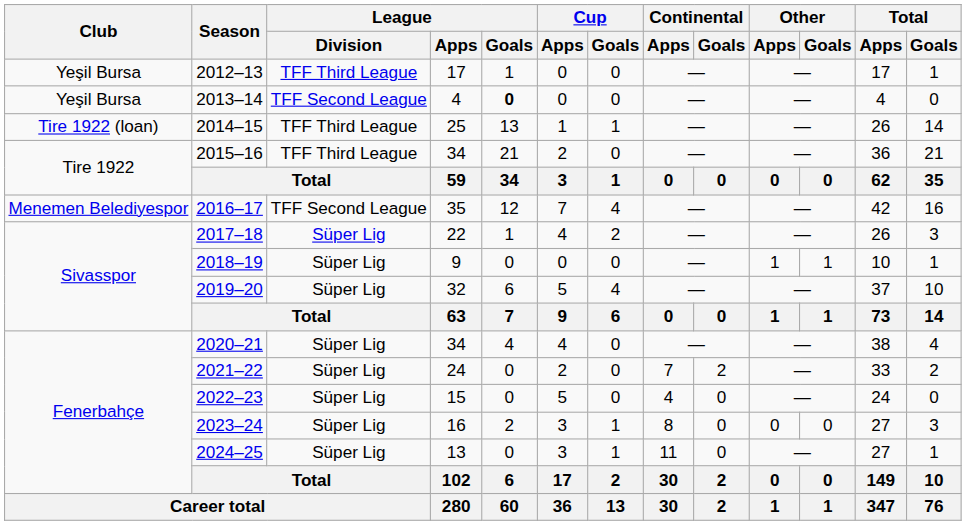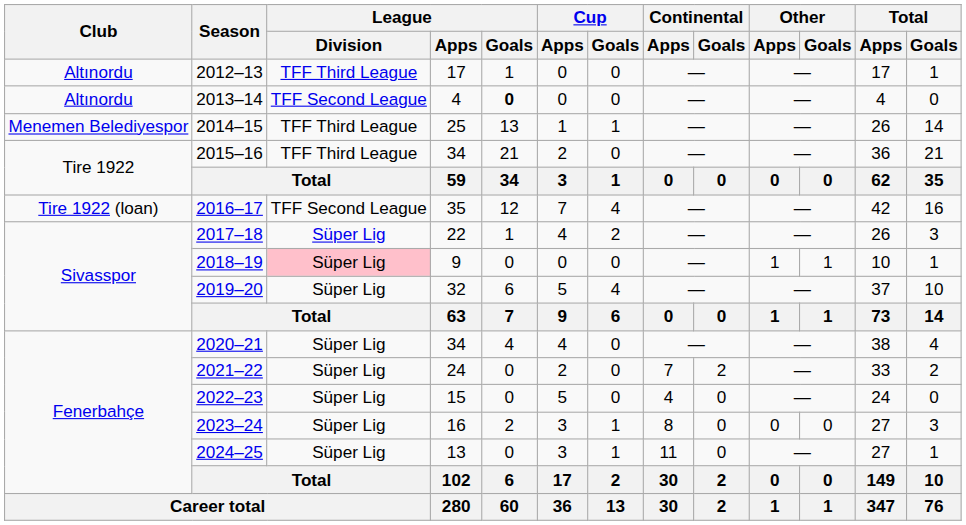(98, 72) Yeşil Bursa -> (98, 72) Altınordu
(98, 99) Yeşil Bursa -> (98, 99) Altınordu
(98, 126) Tire 1922 (loan) -> (98, 126) Menemen Belediyespor
(98, 208) Menemen Belediyespor -> (98, 208) Tire 1922 (loan)
(349, 262) no background -> (349, 262) pink background
